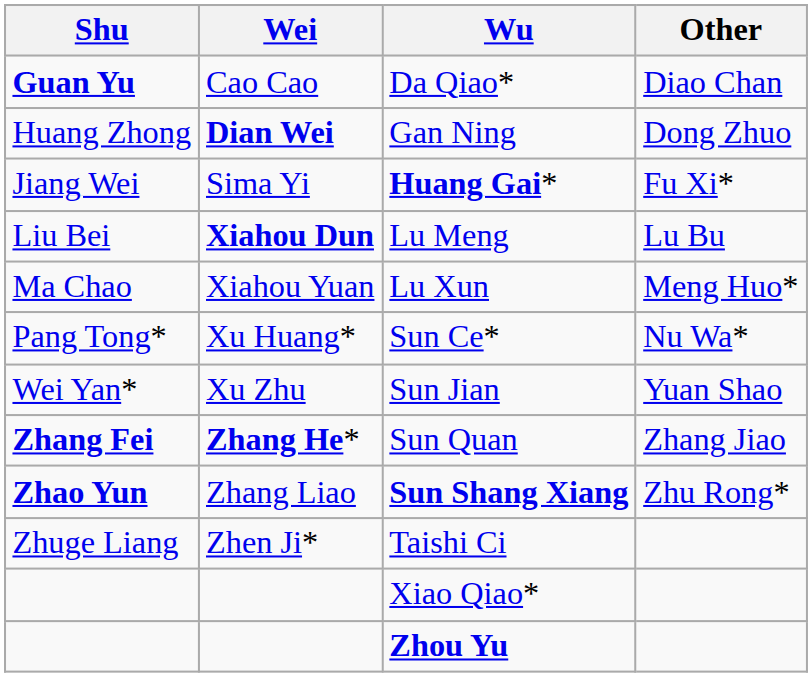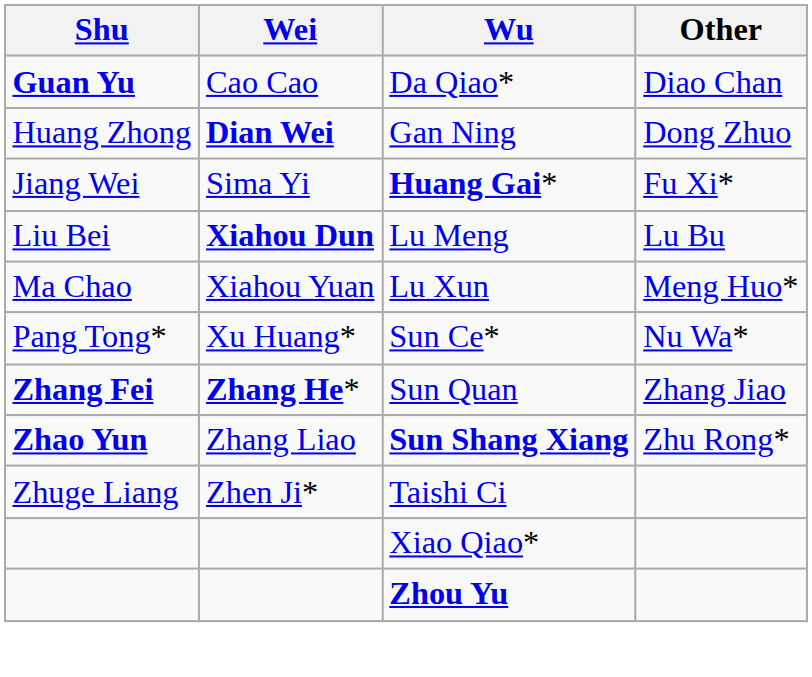- row: (445, 388)
